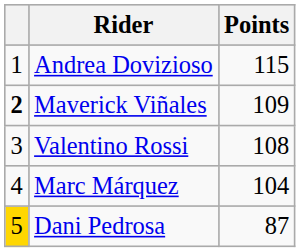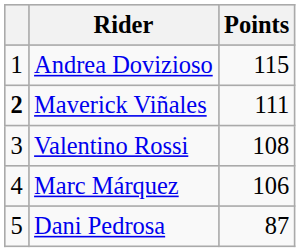(271, 105) 109 -> (272, 105) 111
(271, 186) 104 -> (271, 186) 106
(17, 226) gold background -> (17, 226) no background
